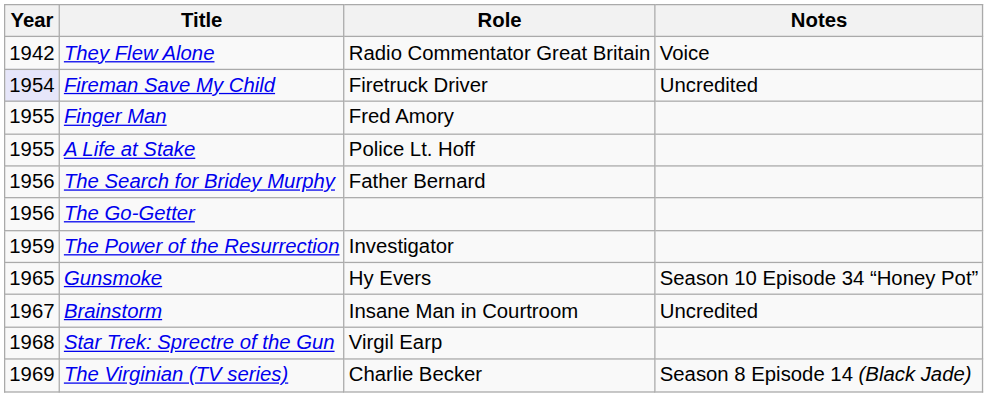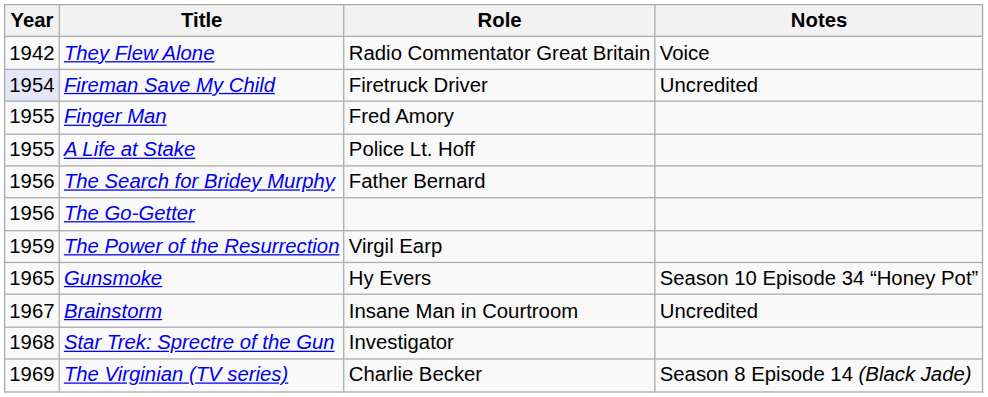(401, 246) Investigator -> (396, 246) Virgil Earp
(396, 342) Virgil Earp -> (401, 342) Investigator
